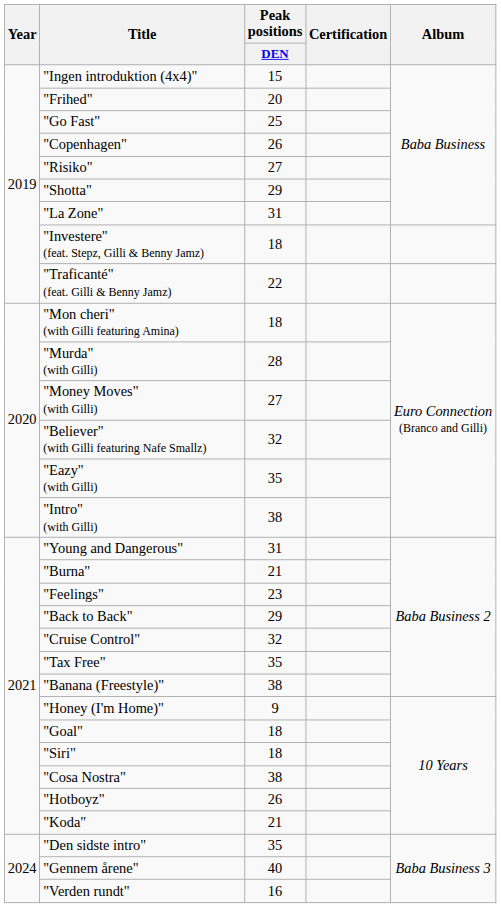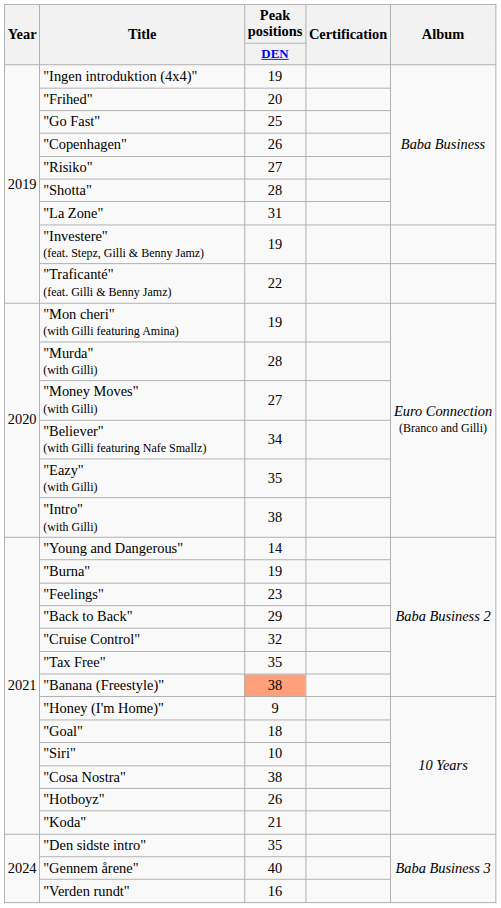(275, 76) 15 -> (275, 76) 19
(275, 190) 29 -> (275, 190) 28
(275, 244) 18 -> (275, 244) 19
(275, 322) 18 -> (275, 322) 19
(275, 439) 32 -> (275, 439) 34
(275, 548) 31 -> (275, 548) 14
(275, 571) 21 -> (275, 571) 19
(275, 685) no background -> (275, 685) lightsalmon background
(275, 754) 18 -> (275, 754) 10
